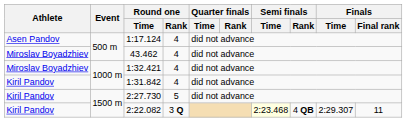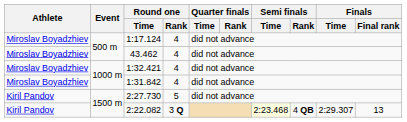(33, 40) Asen Pandov -> (47, 40) Miroslav Boyadzhiev
(30, 82) Kiril Pandov -> (47, 82) Miroslav Boyadzhiev
(378, 110) 11 -> (378, 110) 13
